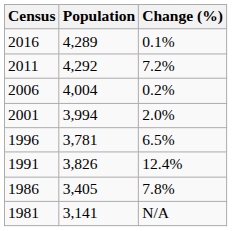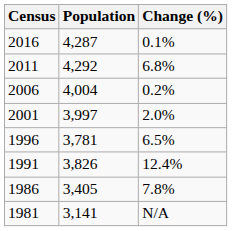(80, 41) 4,289 -> (80, 41) 4,287
(158, 66) 7.2% -> (158, 66) 6.8%
(80, 115) 3,994 -> (80, 115) 3,997
